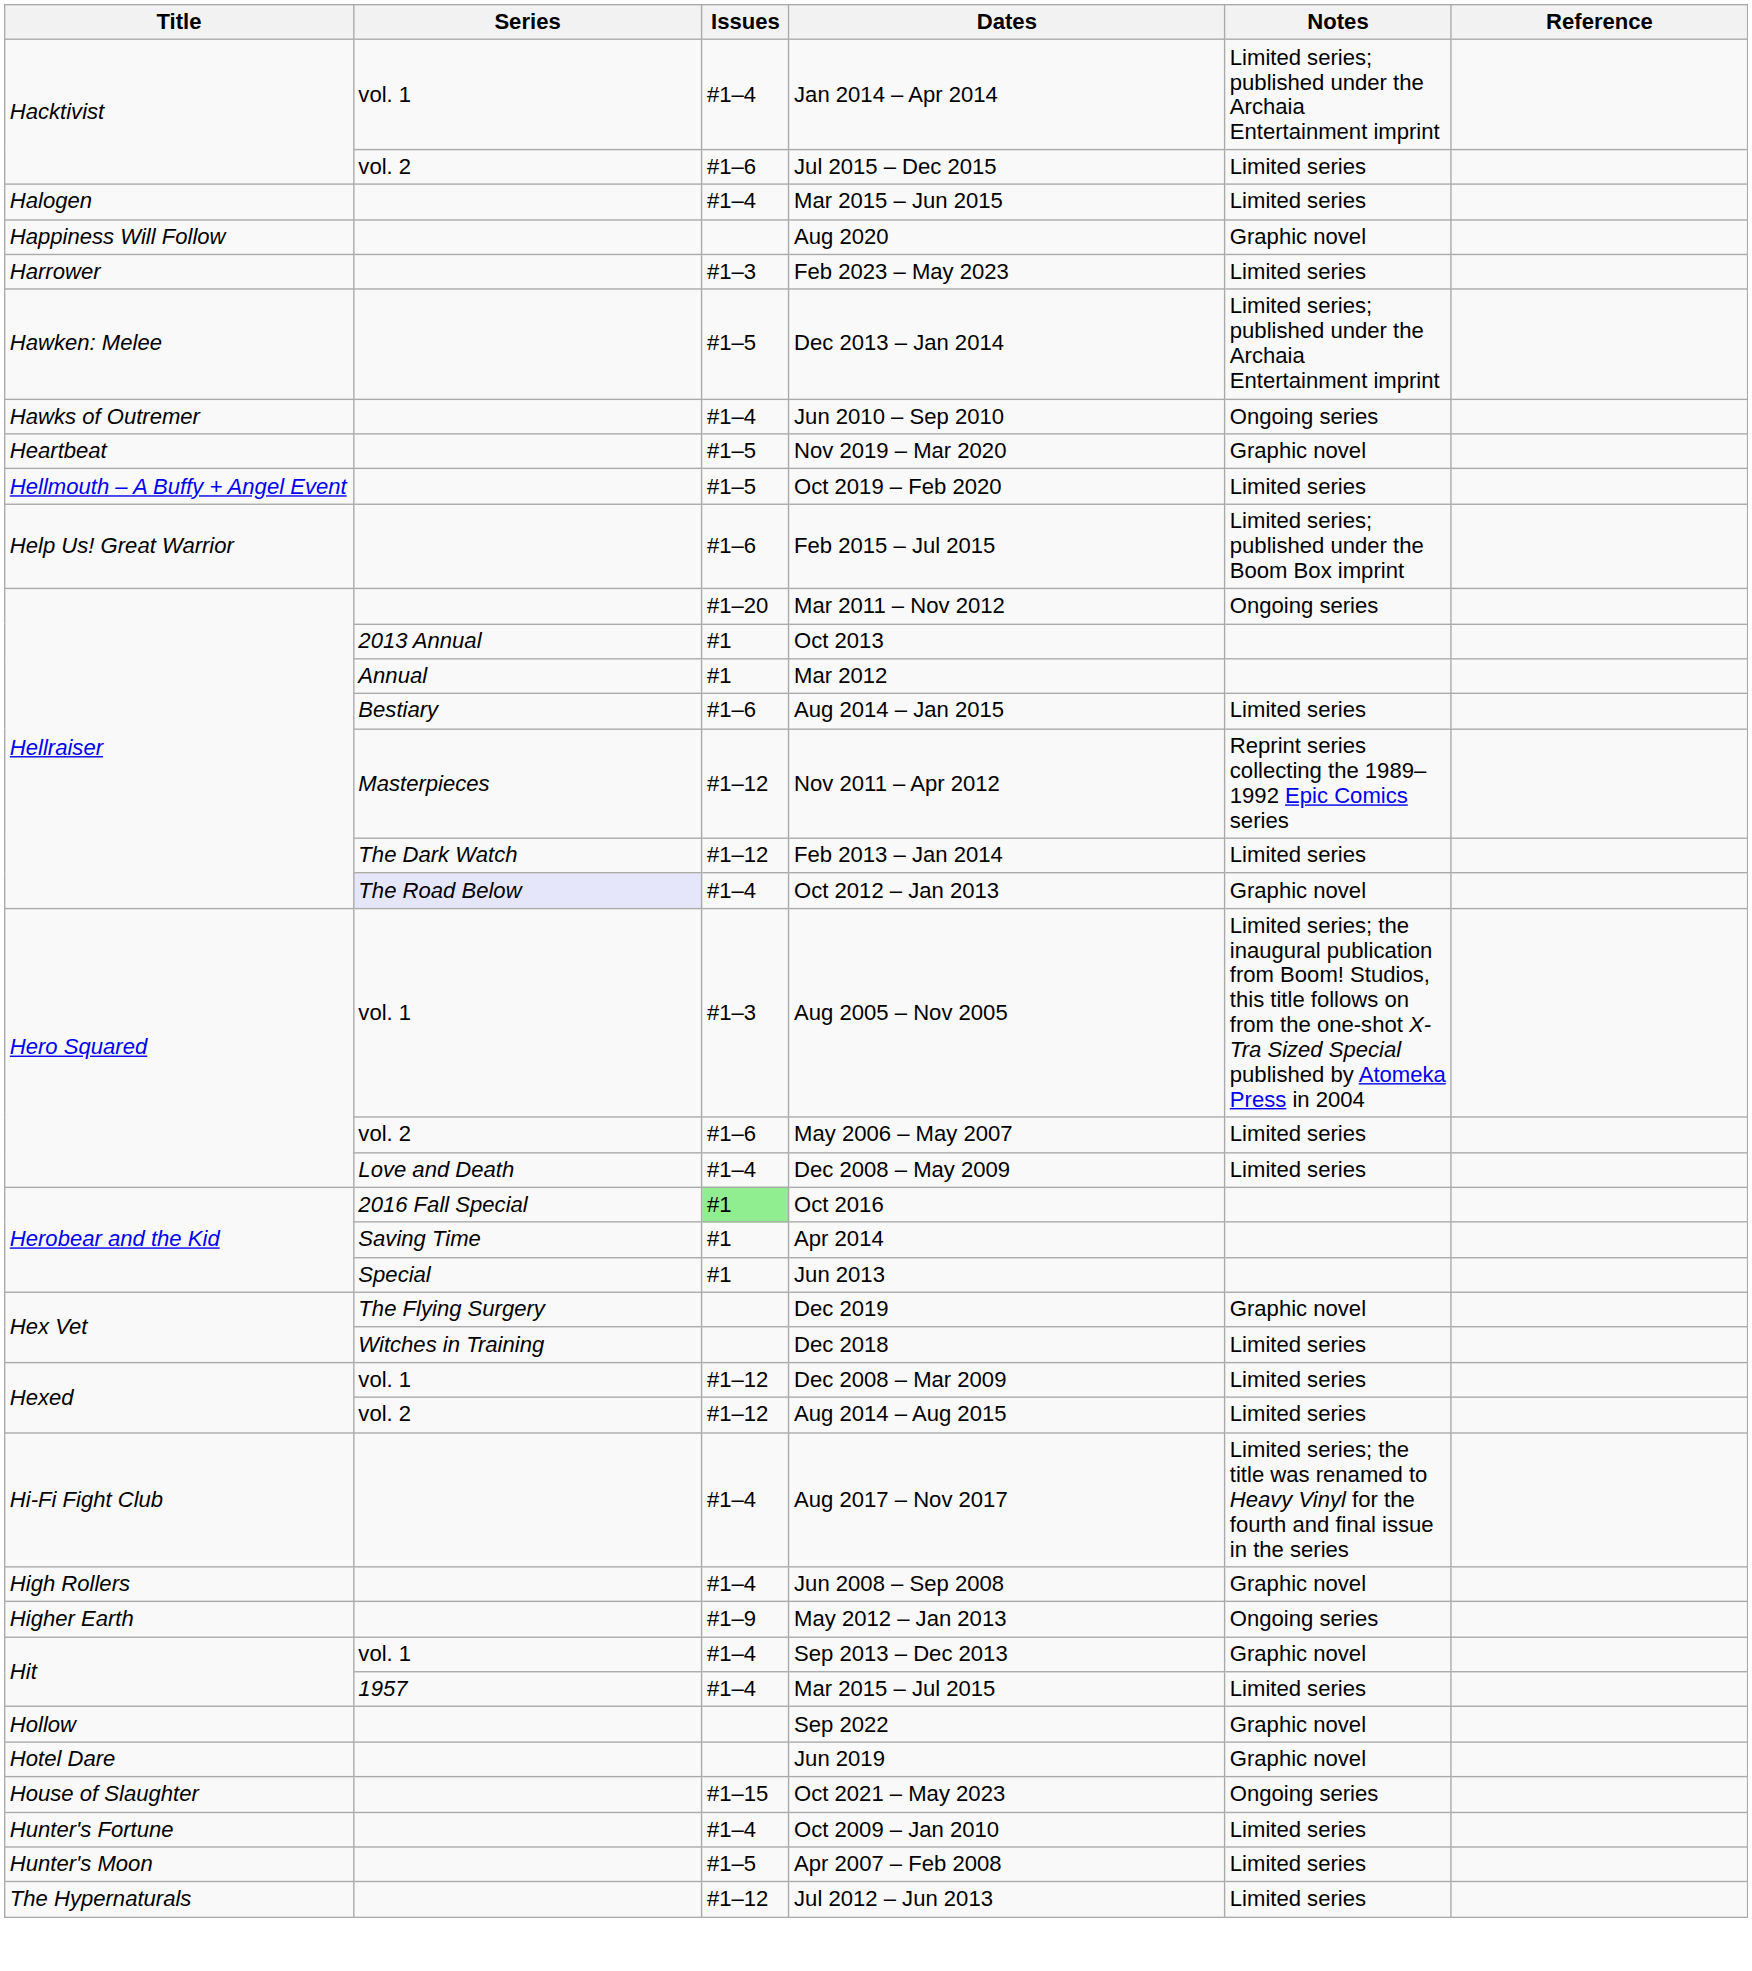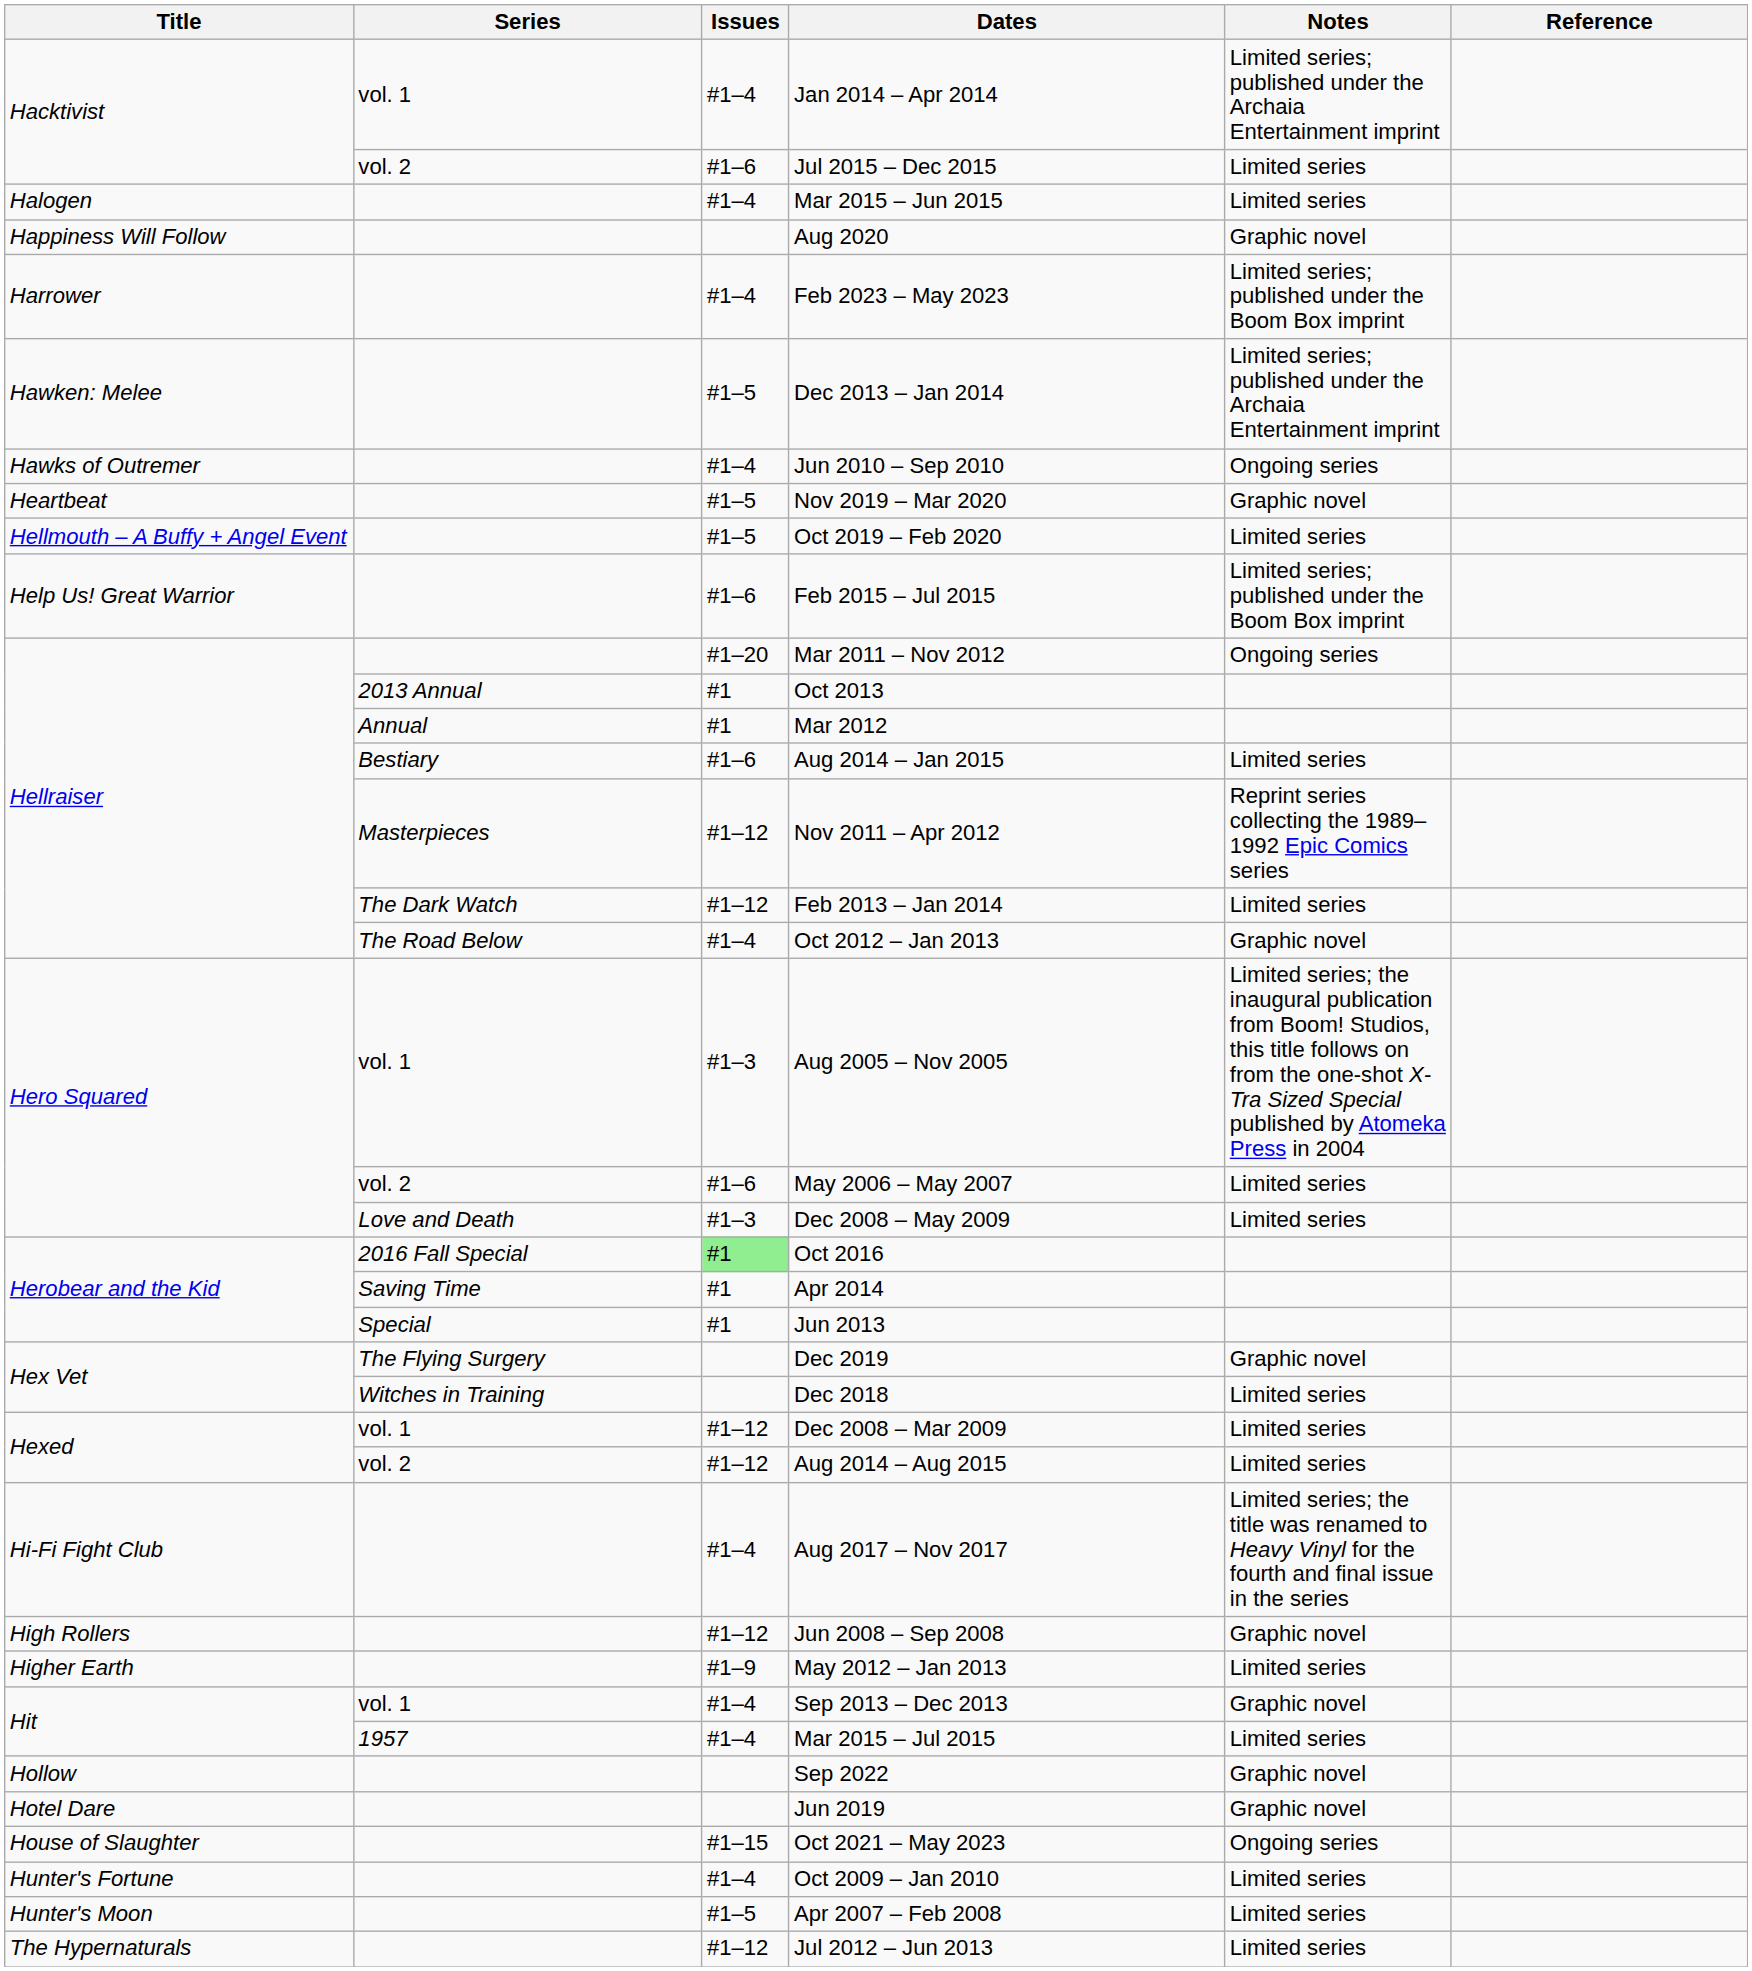(731, 271) #1–3 -> (731, 296) #1–4
(1298, 271) Limited series -> (1327, 296) Limited series; published under the Boom Box imprint
(440, 890) lavender background -> (440, 940) no background
(731, 1169) #1–4 -> (731, 1219) #1–3
(731, 1583) #1–4 -> (738, 1633) #1–12
(1304, 1619) Ongoing series -> (1298, 1668) Limited series
